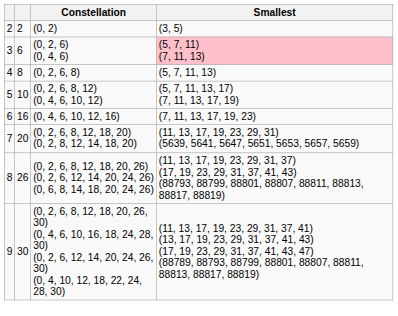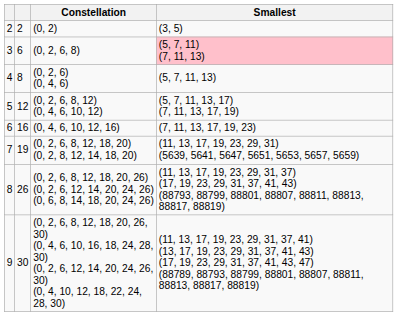(51, 50) (0, 2, 6) (0, 4, 6) -> (57, 50) (0, 2, 6, 8)
(57, 72) (0, 2, 6, 8) -> (51, 78) (0, 2, 6) (0, 4, 6)
(23, 94) 10 -> (23, 106) 12
(23, 138) 20 -> (23, 150) 19
